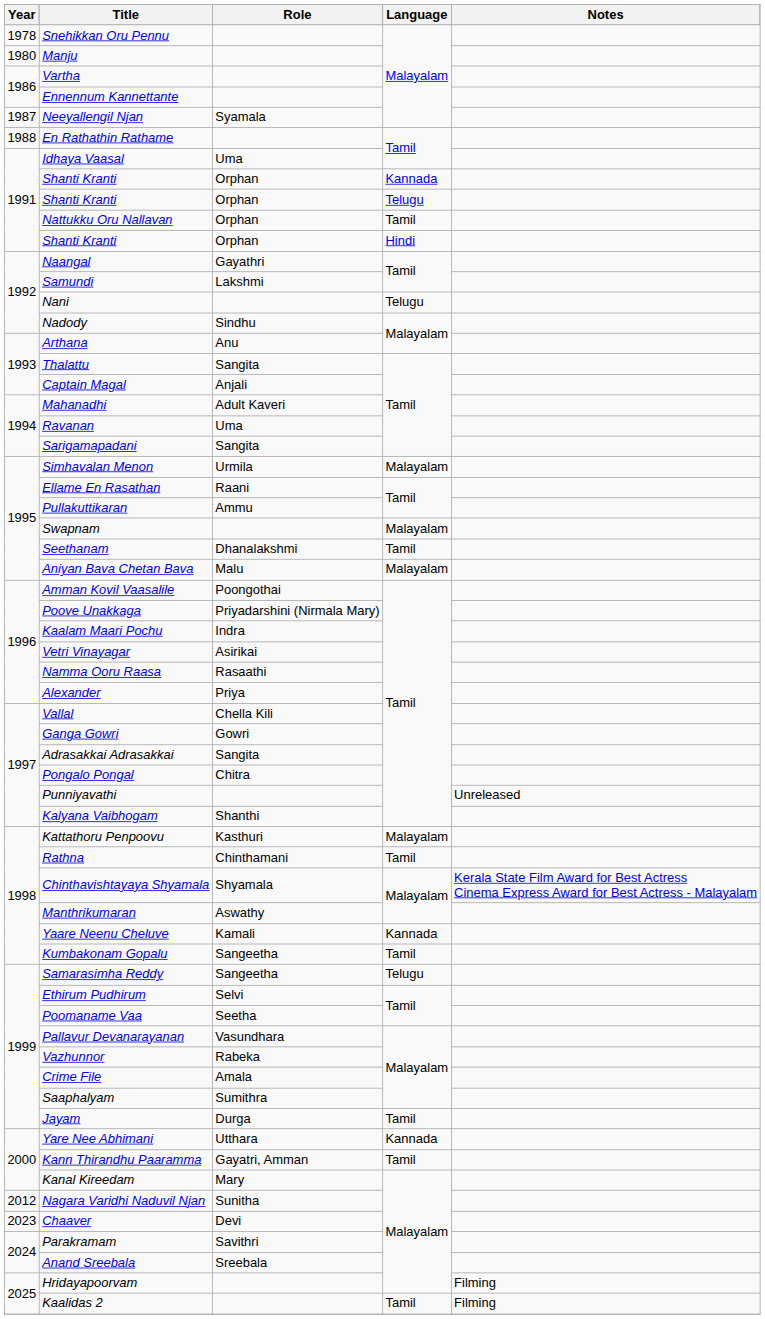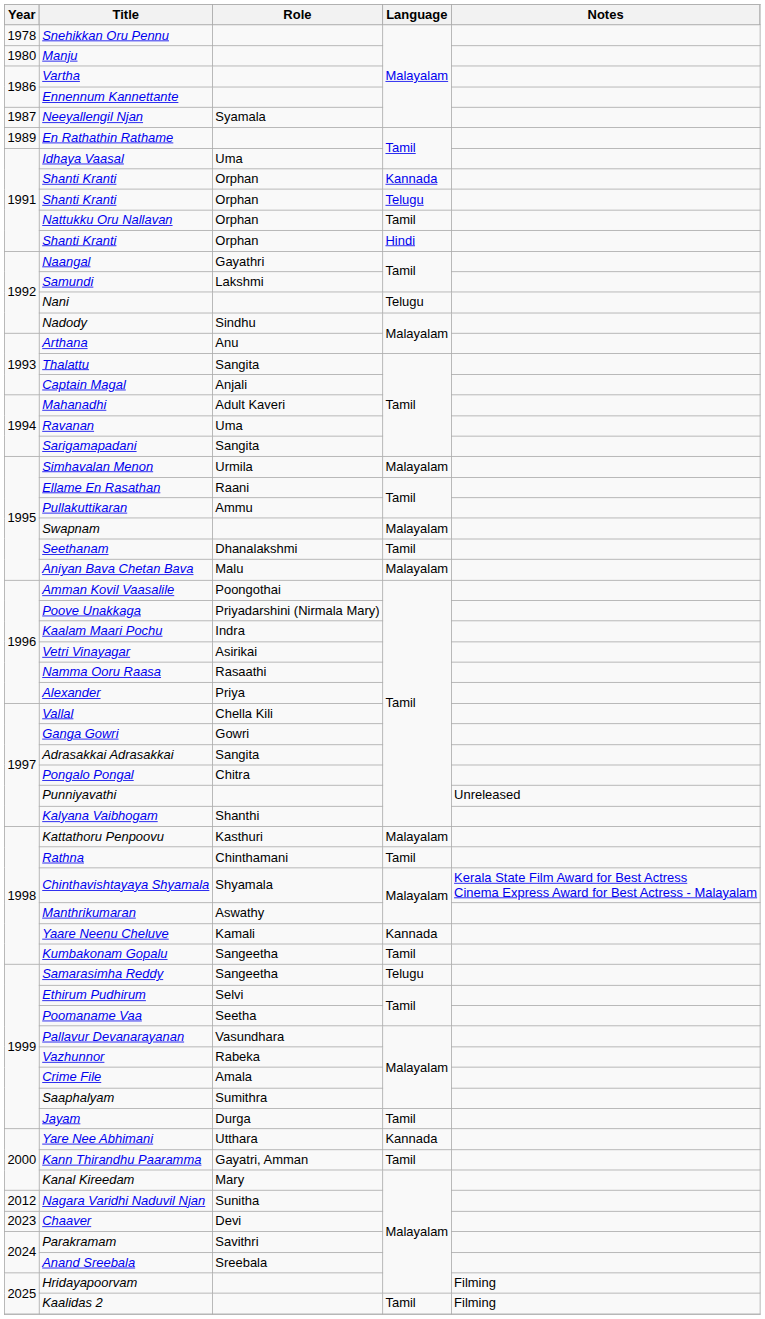(22, 138) 1988 -> (22, 138) 1989
